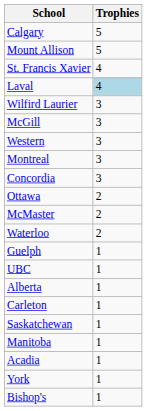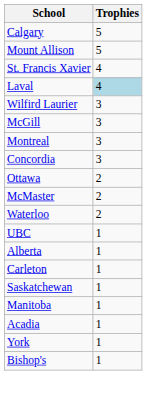- row: (26, 141)
- row: (24, 251)
